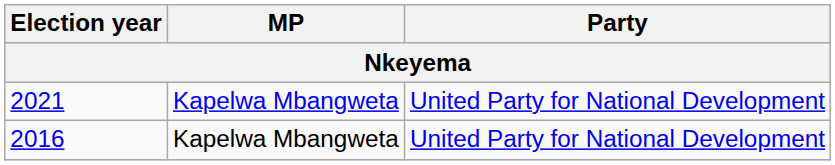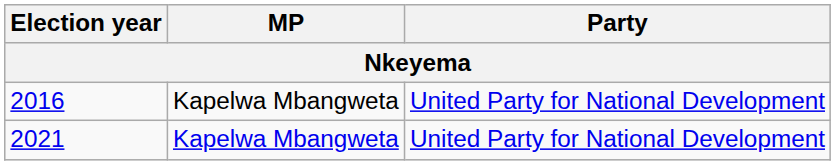rows swapped: (37, 139) <-> (37, 100)
